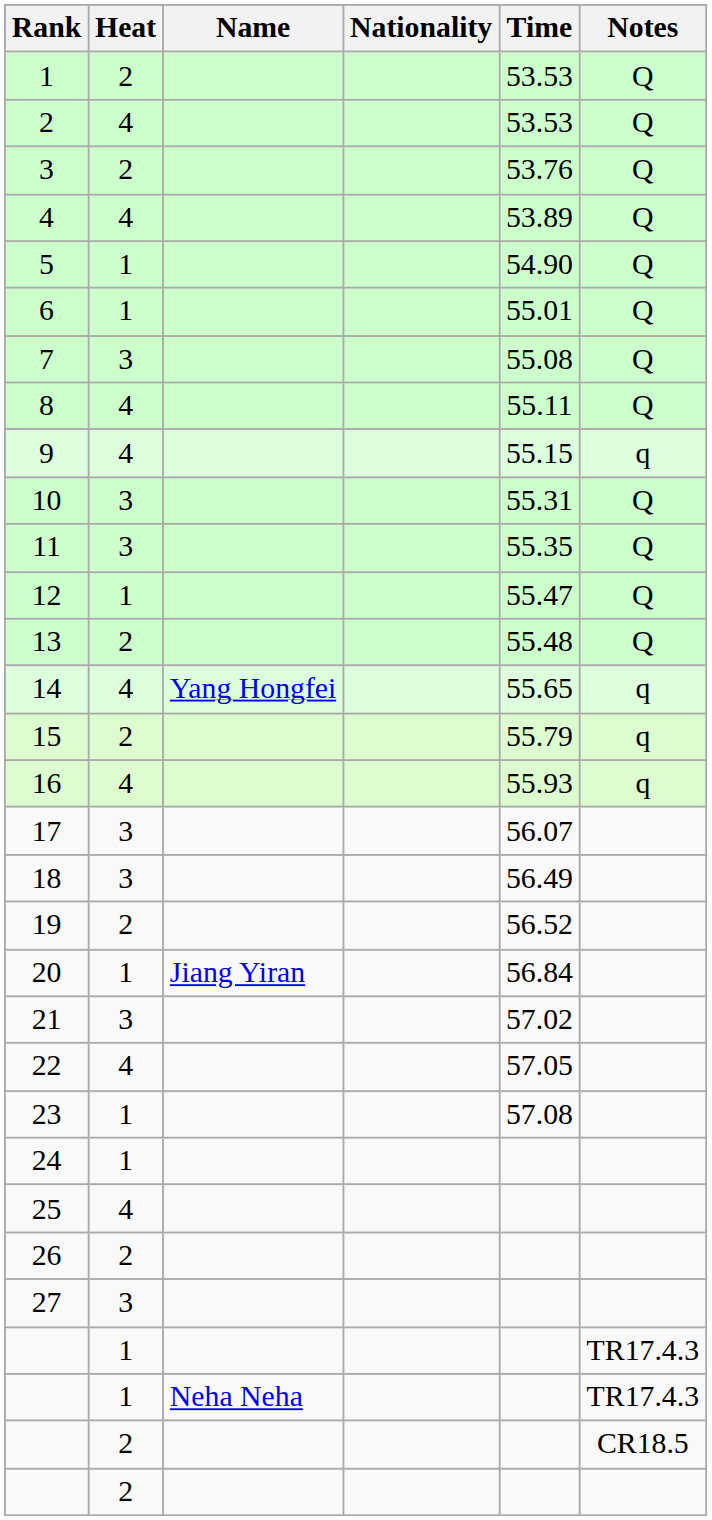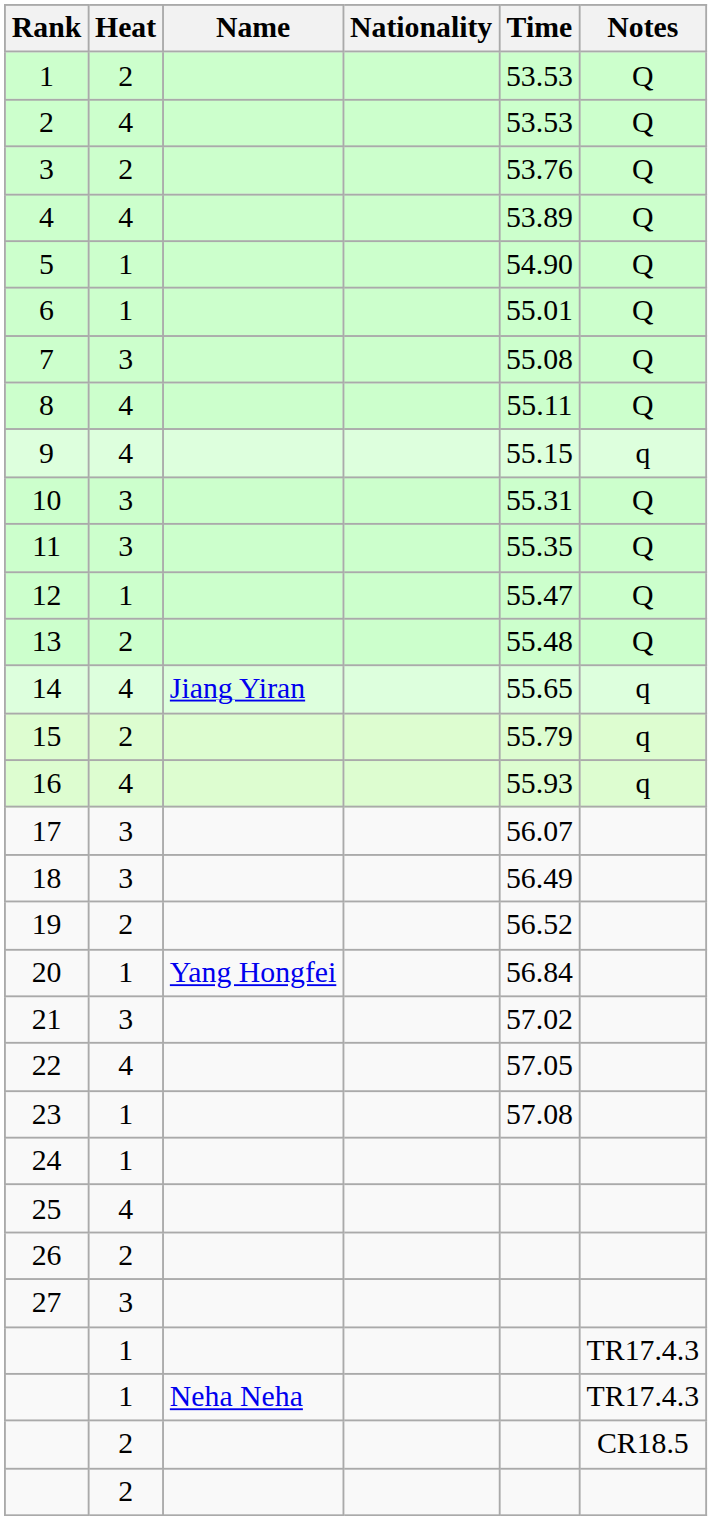(253, 688) Yang Hongfei -> (238, 688) Jiang Yiran
(238, 972) Jiang Yiran -> (253, 972) Yang Hongfei
